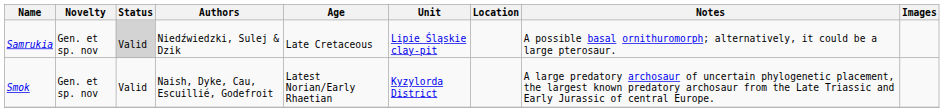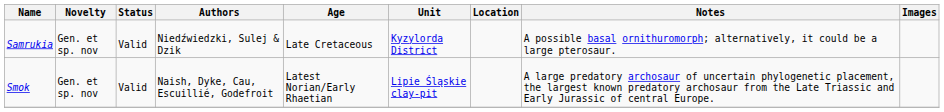(133, 45) lightgrey background -> (133, 45) no background
(429, 45) Lipie Śląskie clay-pit -> (417, 45) Kyzylorda District
(417, 88) Kyzylorda District -> (429, 88) Lipie Śląskie clay-pit
